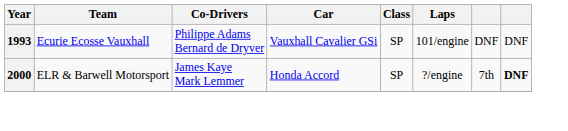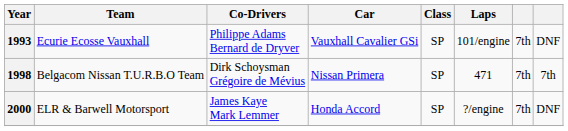(486, 41) DNF -> (523, 41) 7th
+ row: (19, 75)
(516, 75) bold -> (548, 109) normal
